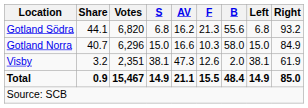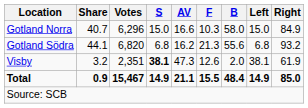rows swapped: (39, 45) <-> (40, 29)
(159, 62) normal -> (159, 62) bold
